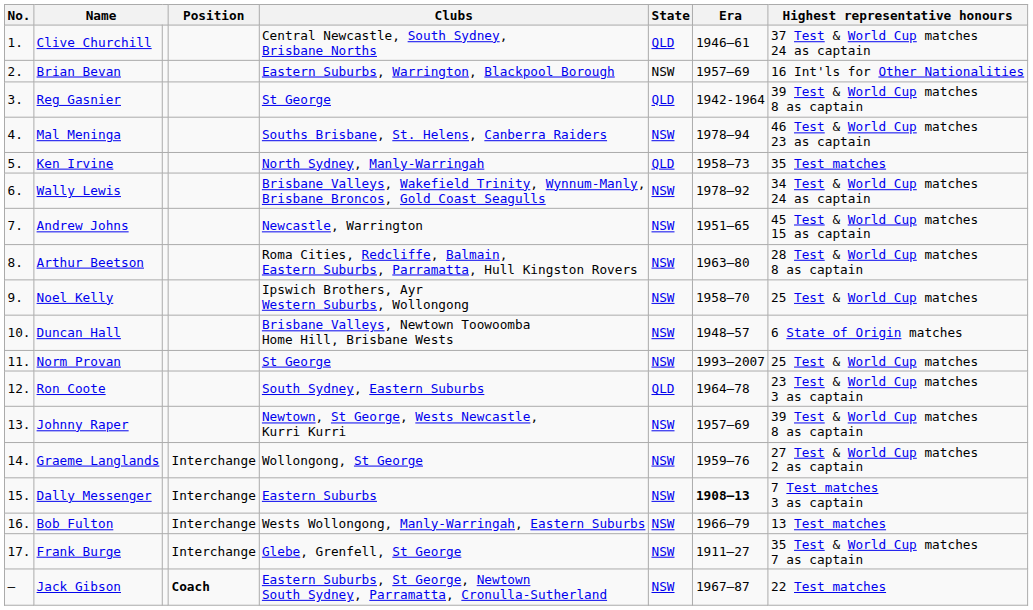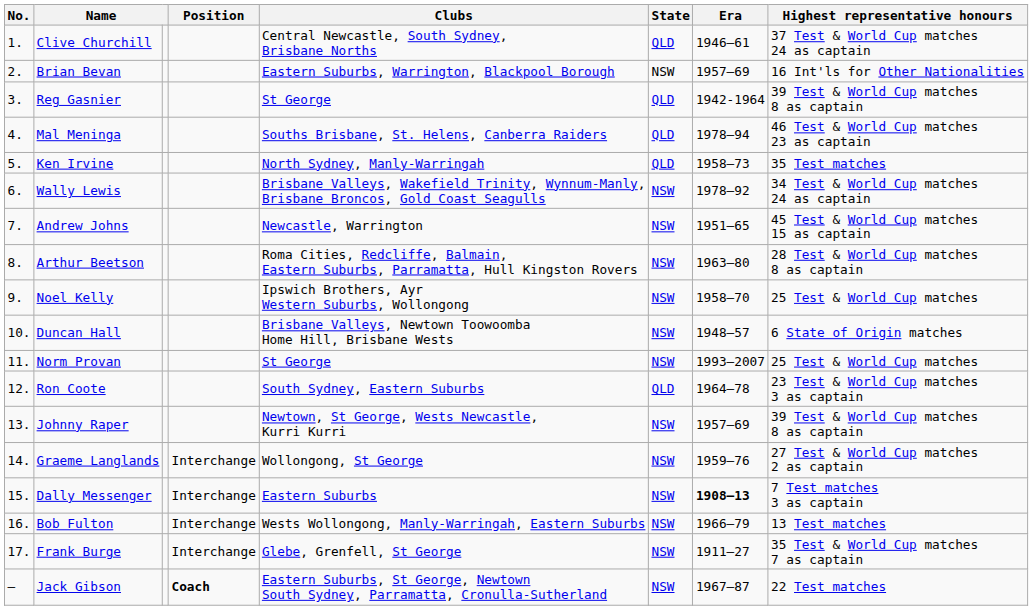(663, 135) NSW -> (663, 135) QLD
